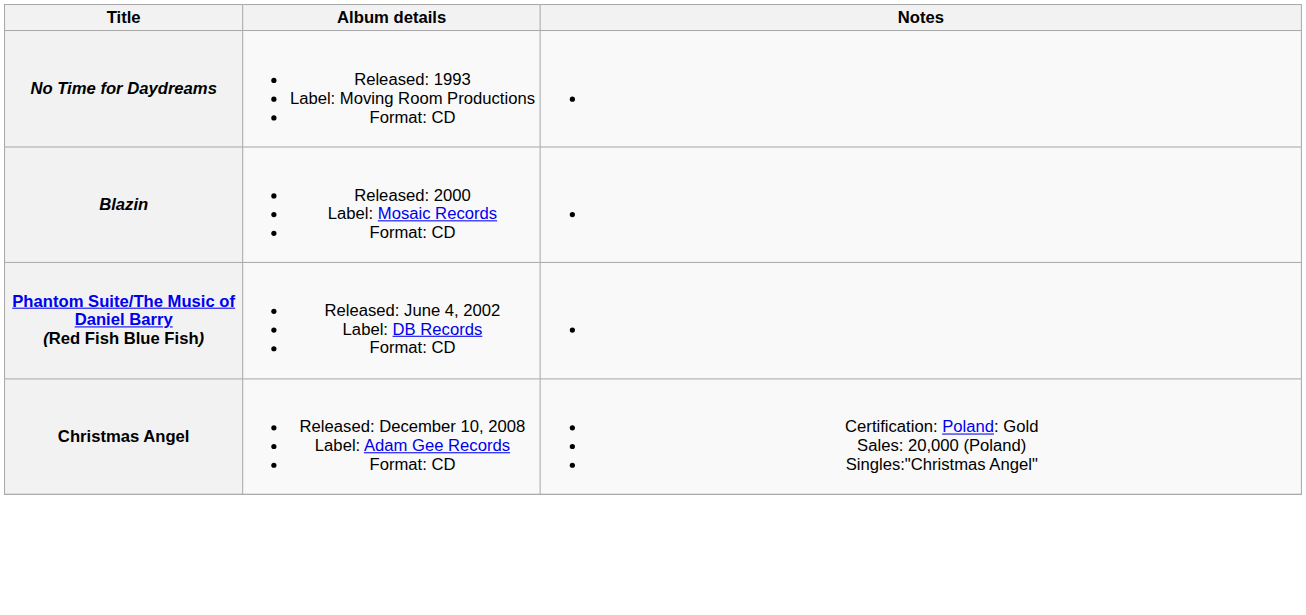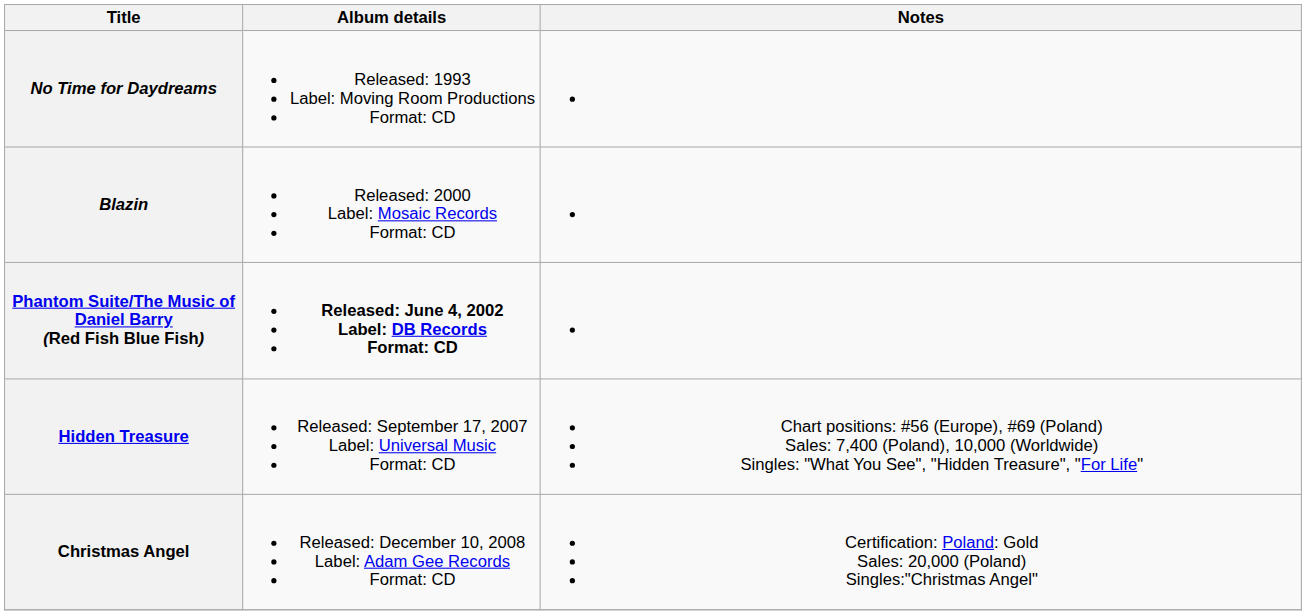(392, 330) normal -> (392, 330) bold
+ row: (124, 436)
